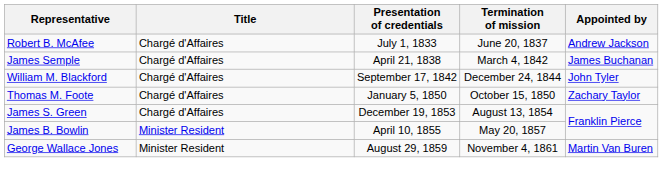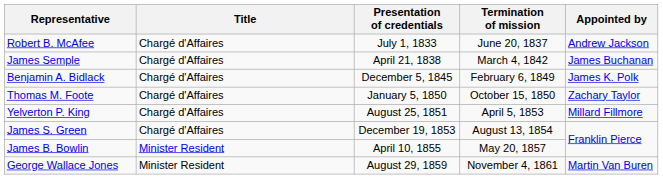- row: (57, 78)
+ row: (56, 78)
+ row: (48, 113)
